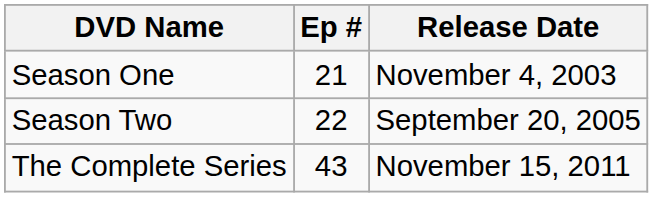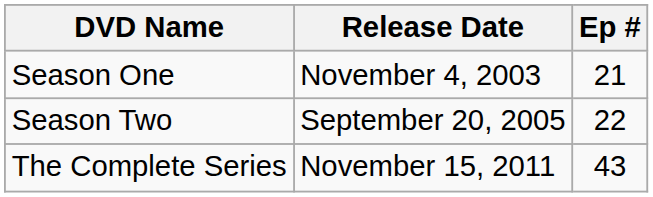columns swapped: (331, 27) <-> (508, 27)
